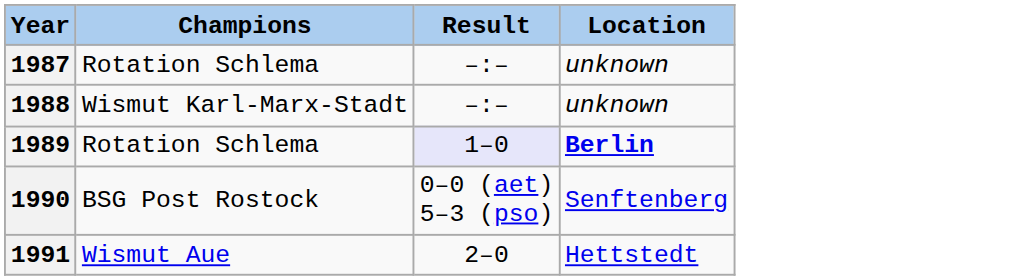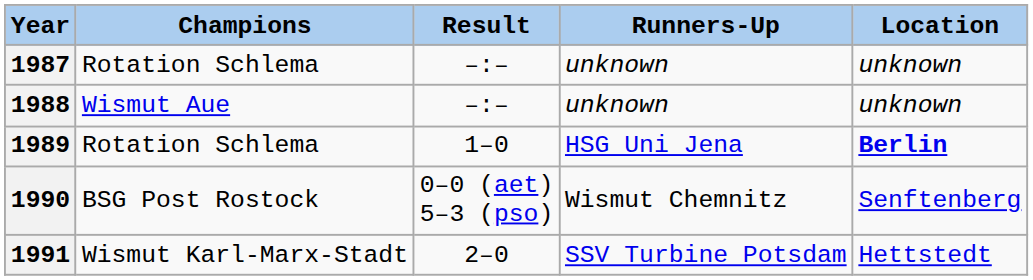+ column: (706, 25)
(245, 106) Wismut Karl-Marx-Stadt -> (156, 106) Wismut Aue
(486, 146) lavender background -> (486, 146) no background
(156, 255) Wismut Aue -> (245, 255) Wismut Karl-Marx-Stadt
